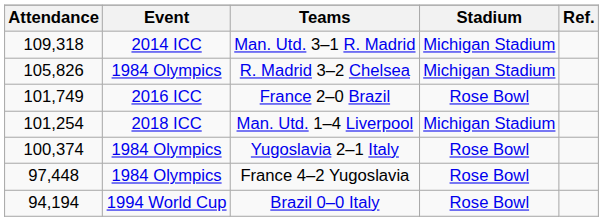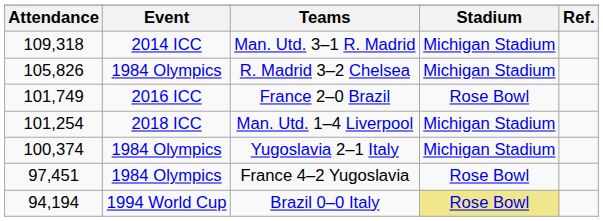(489, 150) Rose Bowl -> (489, 150) Michigan Stadium
(54, 176) 97,448 -> (54, 176) 97,451
(489, 203) no background -> (489, 203) khaki background
